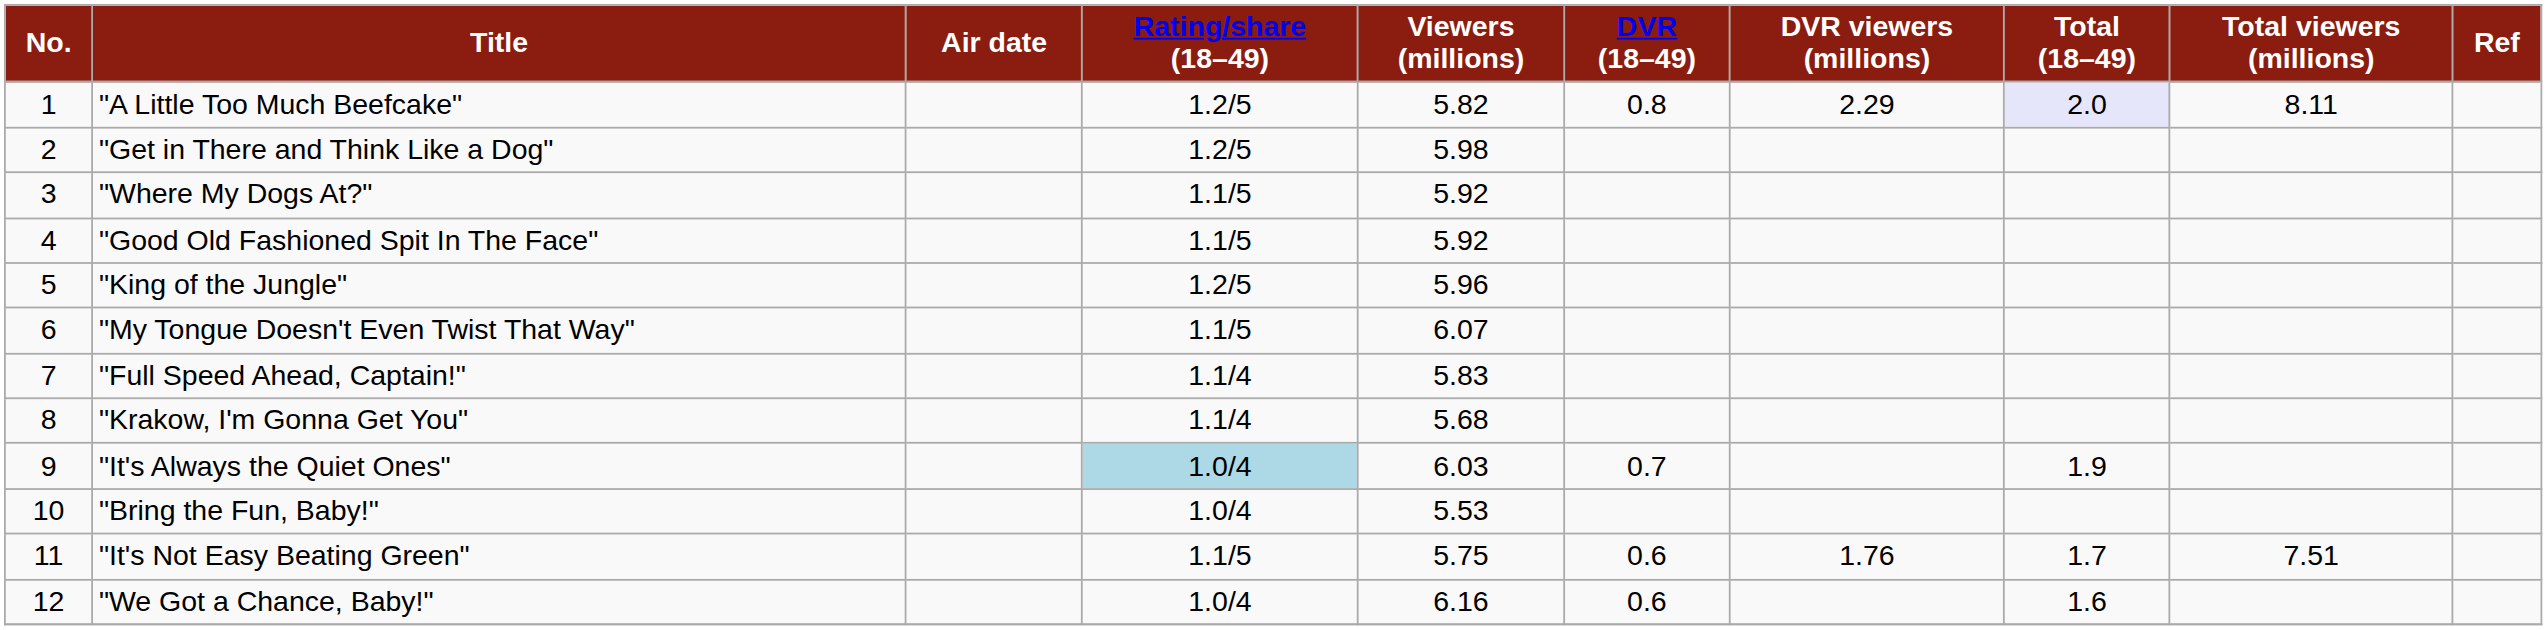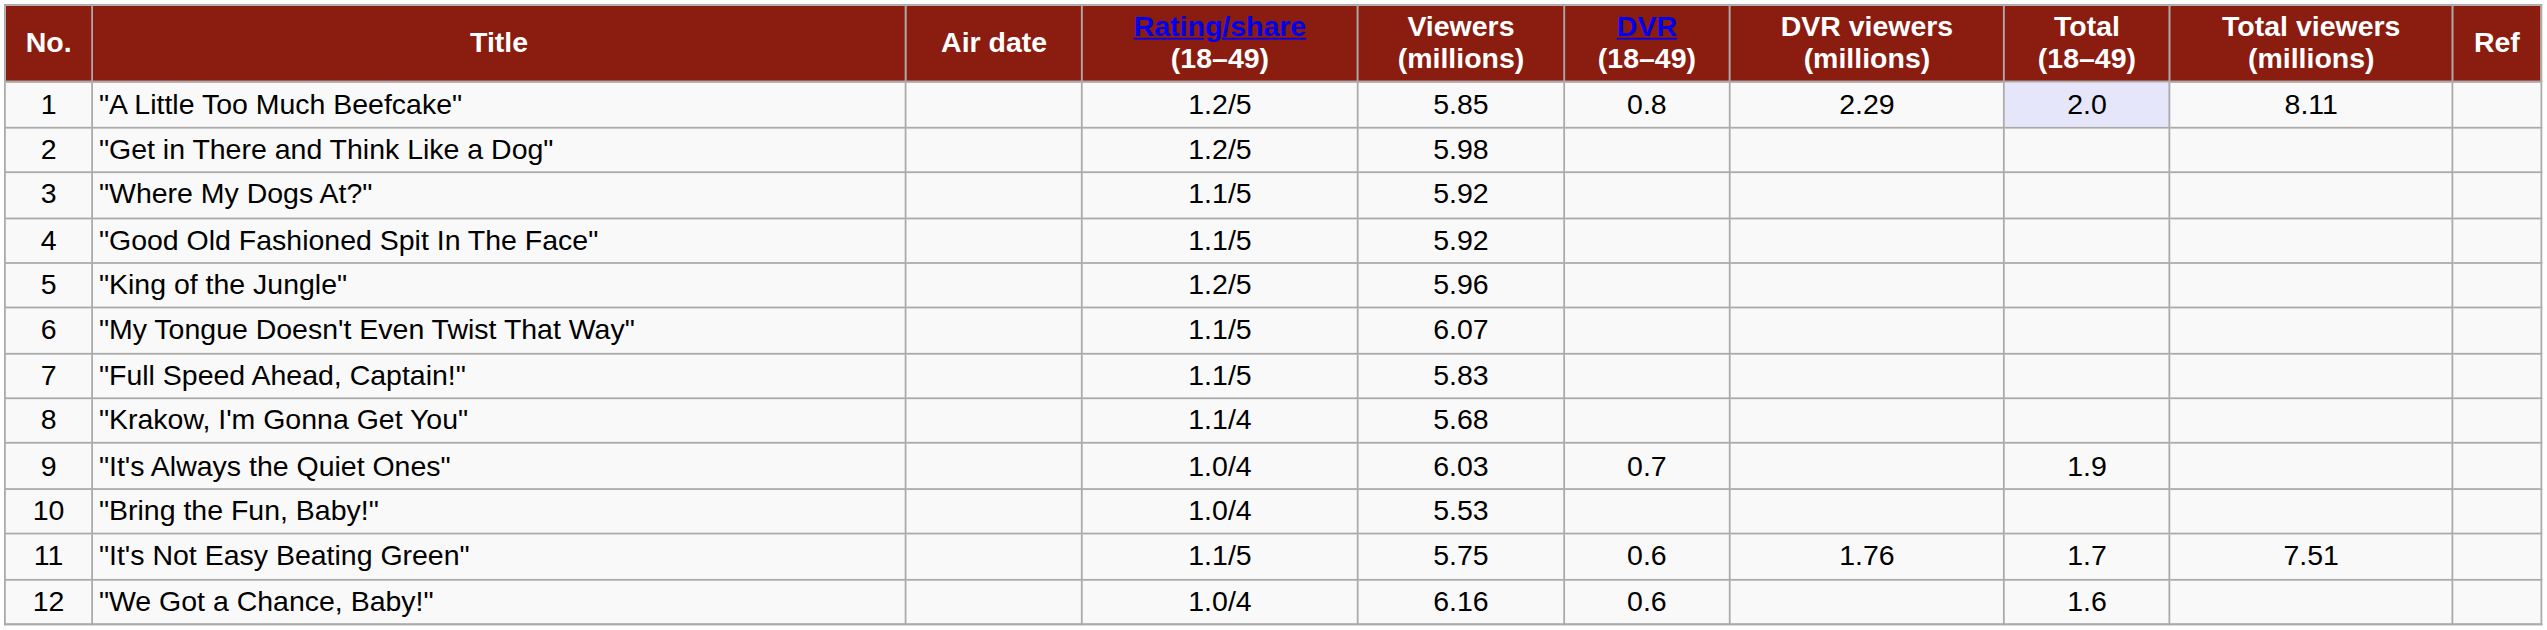(1461, 104) 5.82 -> (1461, 104) 5.85
(1220, 375) 1.1/4 -> (1220, 375) 1.1/5
(1220, 465) lightblue background -> (1220, 465) no background
